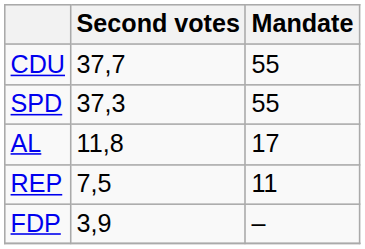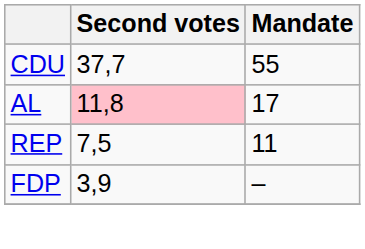- row: (36, 104)
(100, 143) no background -> (100, 104) pink background
